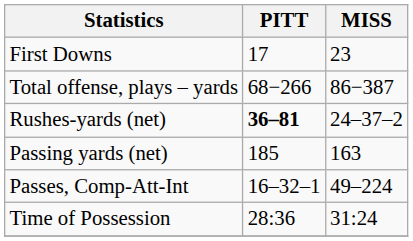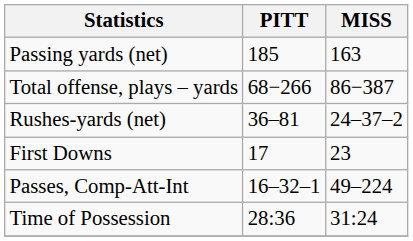rows swapped: (61, 53) <-> (89, 152)
(274, 119) bold -> (274, 119) normal
